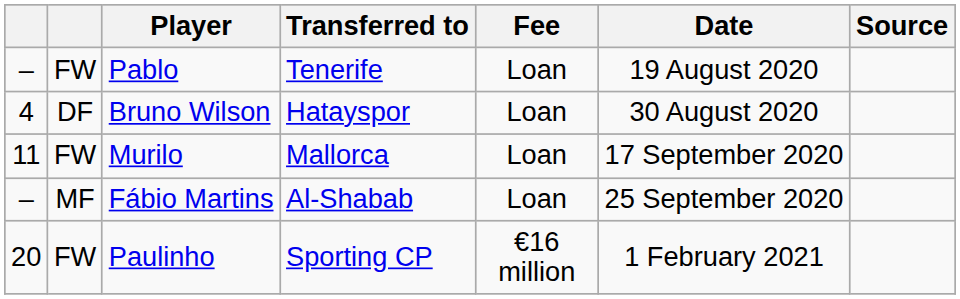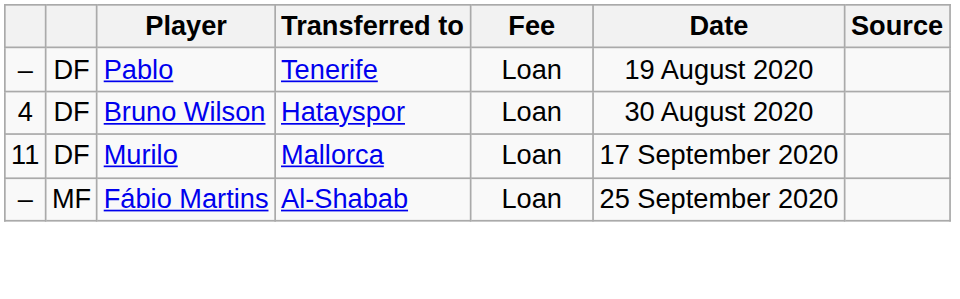(75, 69) FW -> (72, 69) DF
(75, 155) FW -> (72, 155) DF
- row: (162, 257)
